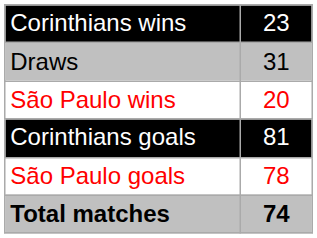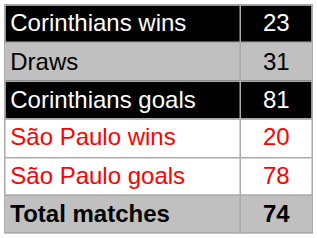rows swapped: (93, 99) <-> (103, 137)
